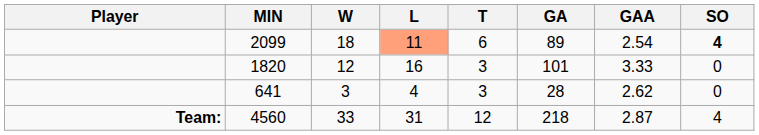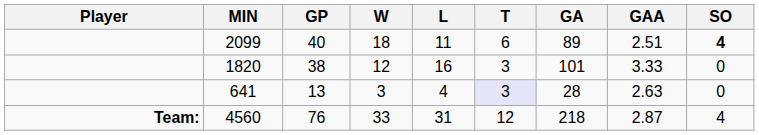+ column: (317, 17)
(414, 42) lightsalmon background -> (443, 42) no background
(637, 42) 2.54 -> (647, 42) 2.51
(483, 92) no background -> (505, 92) lavender background
(637, 92) 2.62 -> (647, 92) 2.63
